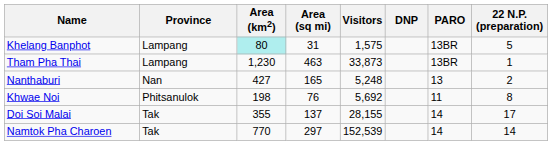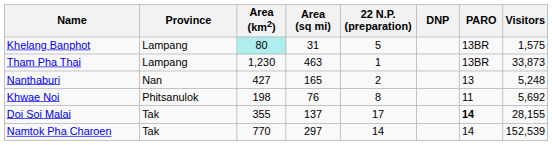columns swapped: (510, 20) <-> (362, 20)
(437, 114) normal -> (468, 114) bold
